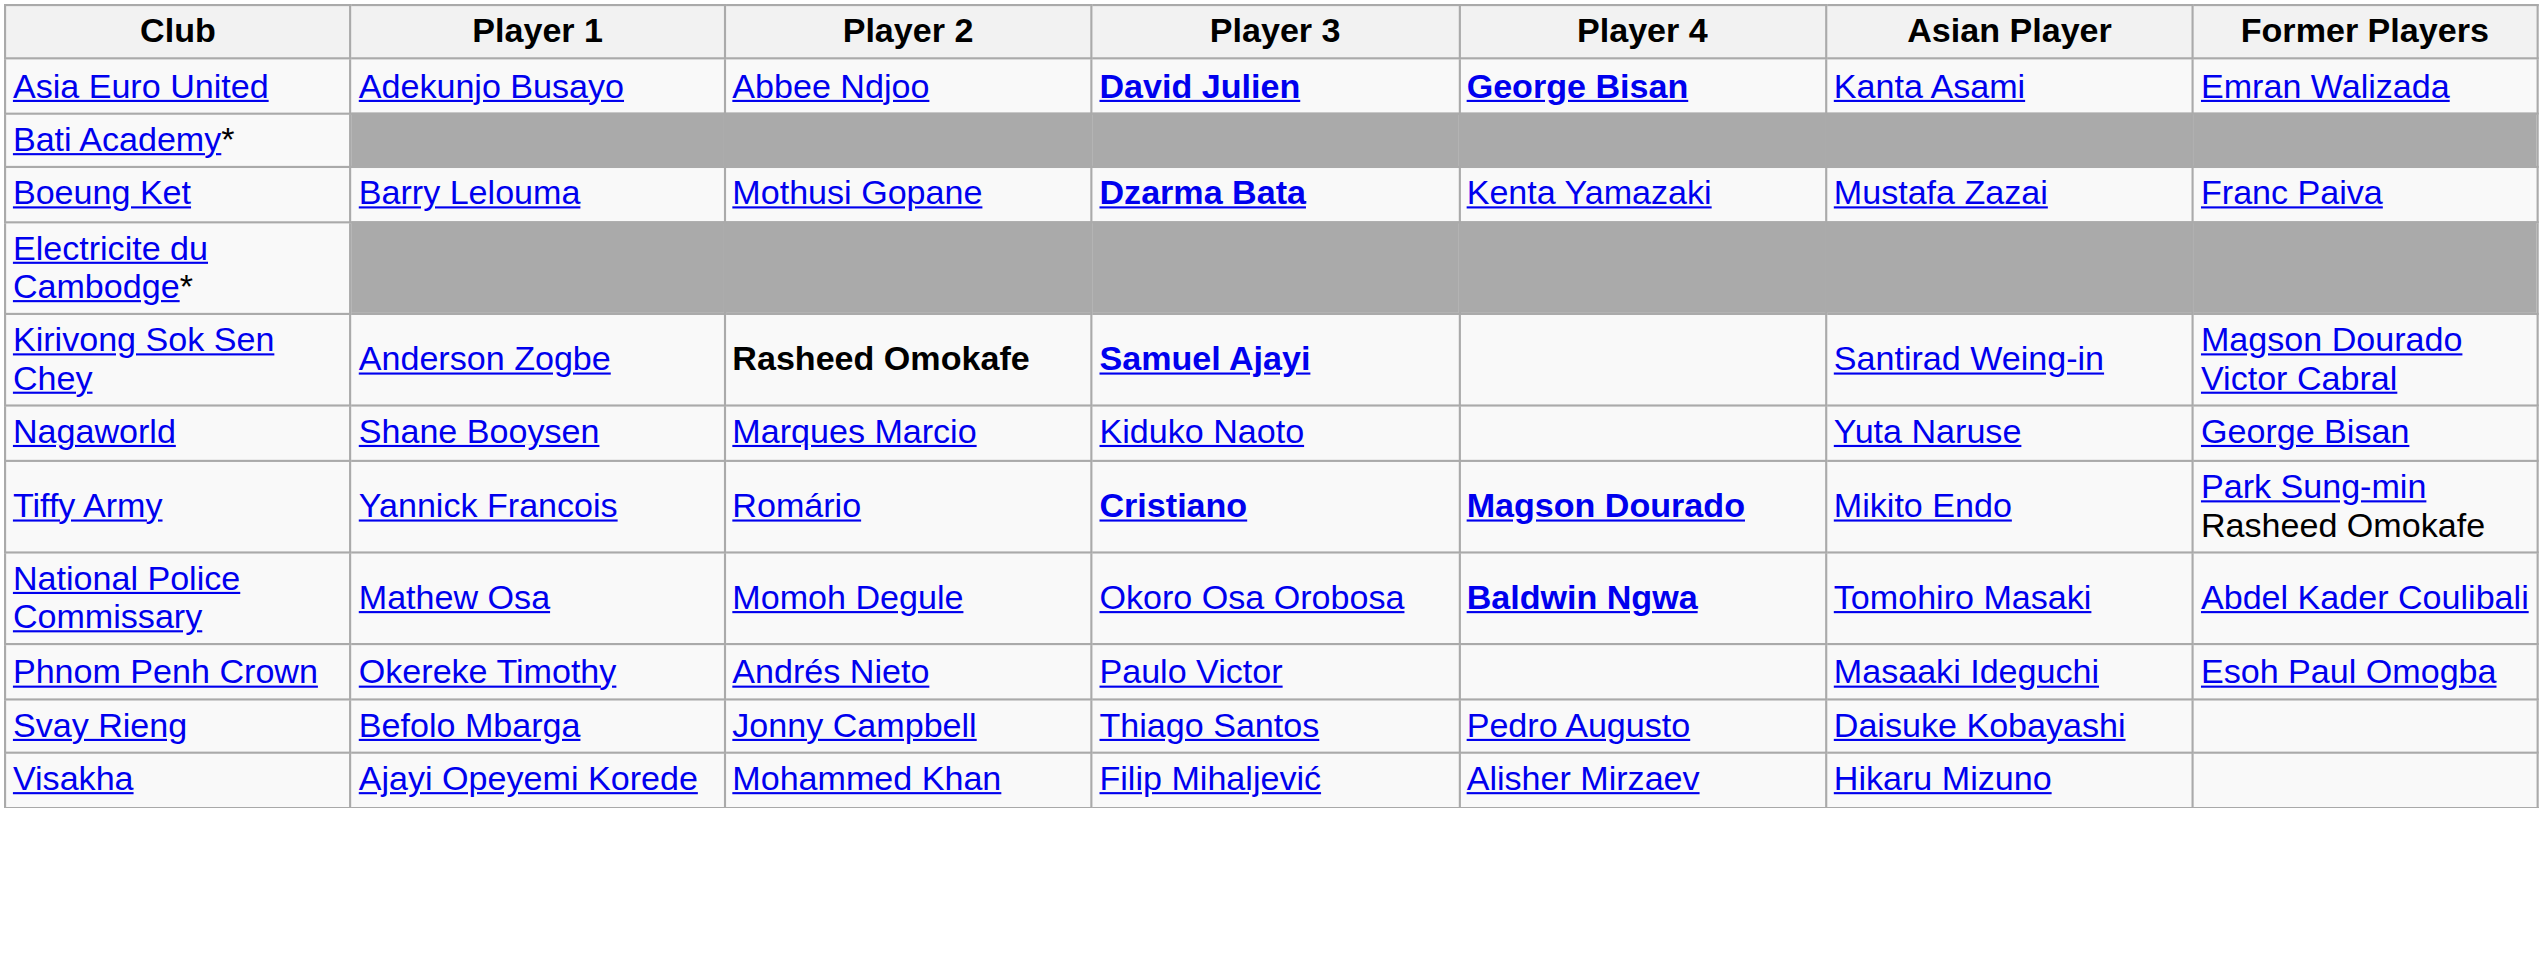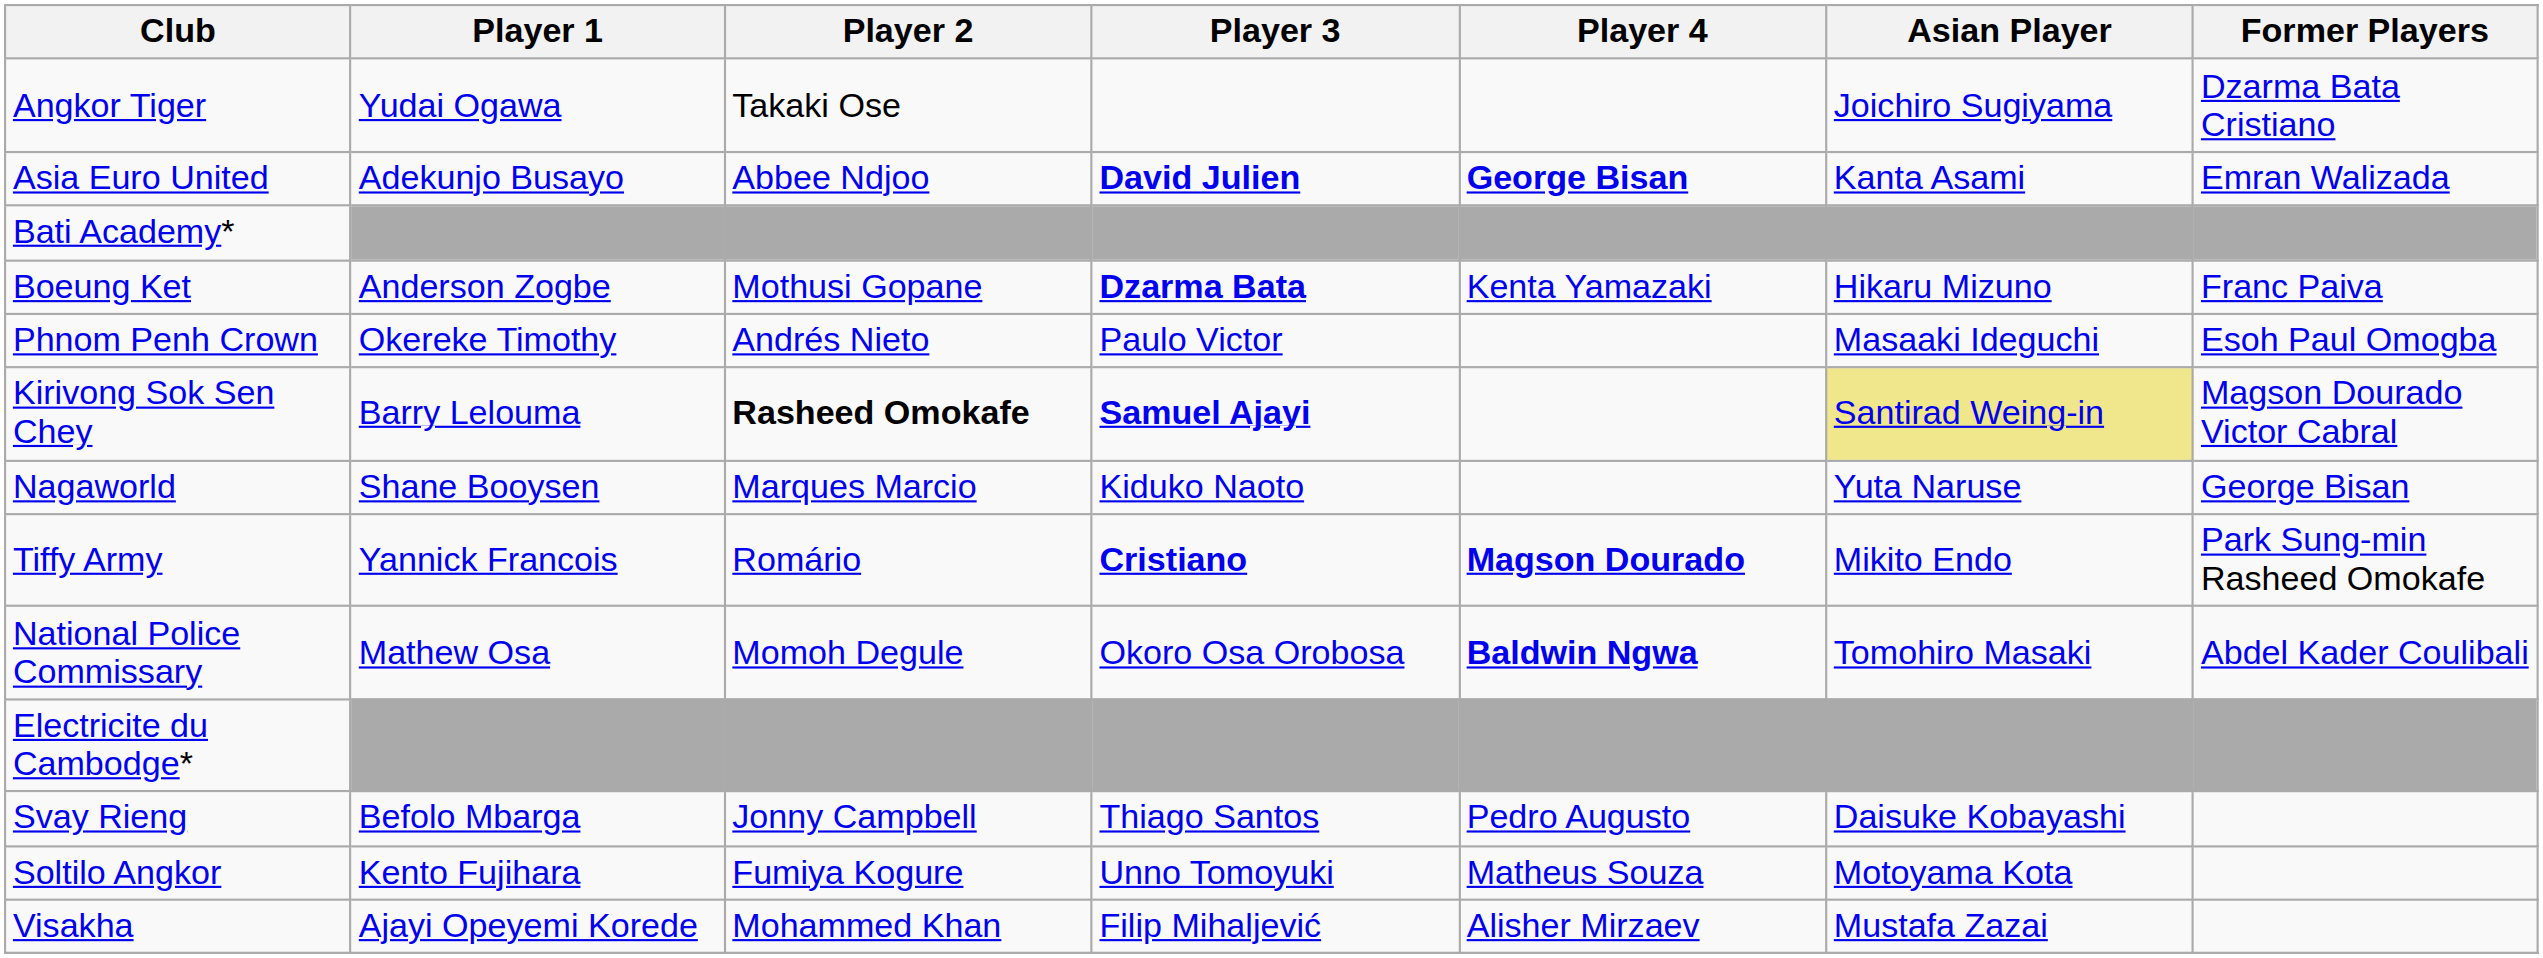+ row: (110, 104)
(470, 193) Barry Lelouma -> (485, 286) Anderson Zogbe
(1941, 193) Mustafa Zazai -> (1943, 286) Hikaru Mizuno
rows swapped: (110, 266) <-> (165, 671)
(485, 359) Anderson Zogbe -> (470, 413) Barry Lelouma
(1969, 359) no background -> (1969, 413) khaki background
+ row: (117, 871)
(1943, 779) Hikaru Mizuno -> (1941, 925) Mustafa Zazai
